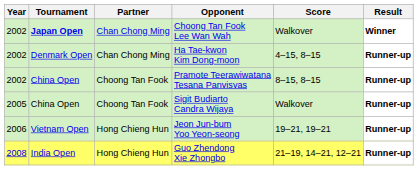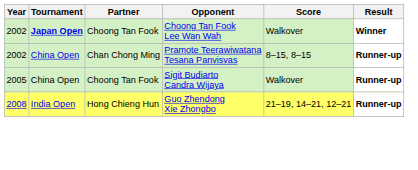(133, 31) Chan Chong Ming -> (123, 31) Choong Tan Fook
- row: (207, 56)
(132, 80) Choong Tan Fook -> (124, 56) Chan Chong Ming
- row: (207, 129)
